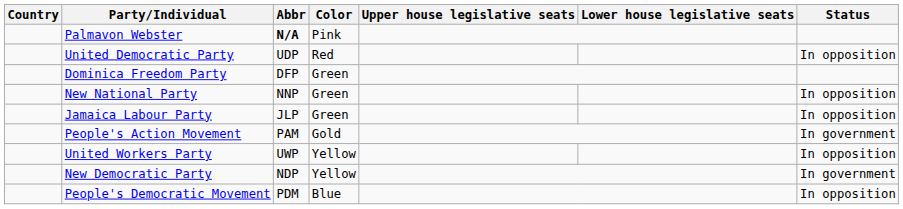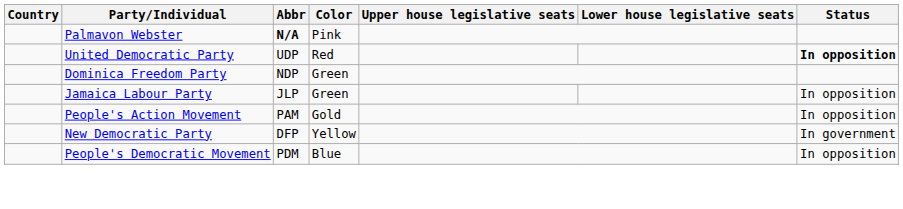(848, 54) normal -> (848, 54) bold
(288, 74) DFP -> (288, 74) NDP
- row: (131, 94)
(848, 134) In government -> (848, 114) In opposition
- row: (138, 154)
(288, 174) NDP -> (288, 134) DFP
